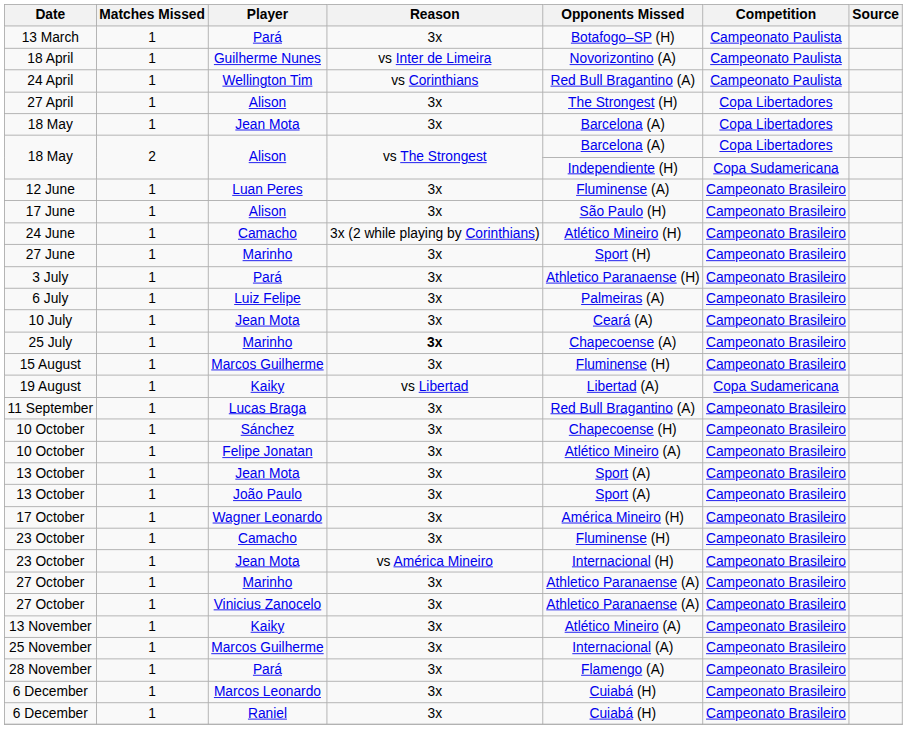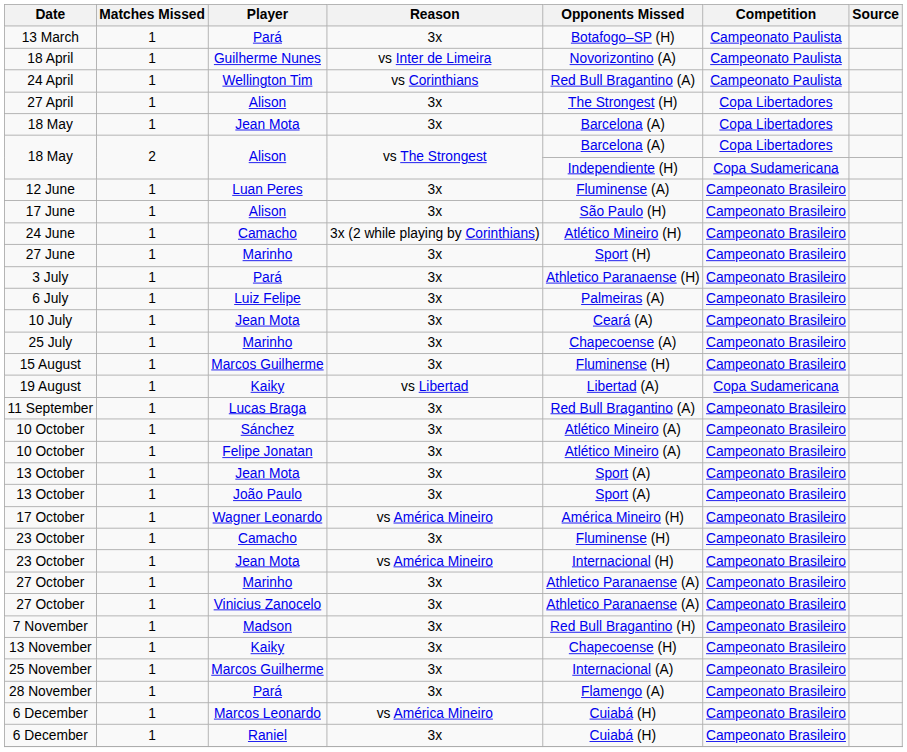(435, 342) bold -> (435, 342) normal
(623, 430) Chapecoense (H) -> (623, 430) Atlético Mineiro (A)
(435, 517) 3x -> (435, 517) vs América Mineiro
+ row: (50, 626)
(623, 626) Atlético Mineiro (A) -> (623, 648) Chapecoense (H)
(435, 691) 3x -> (435, 713) vs América Mineiro
